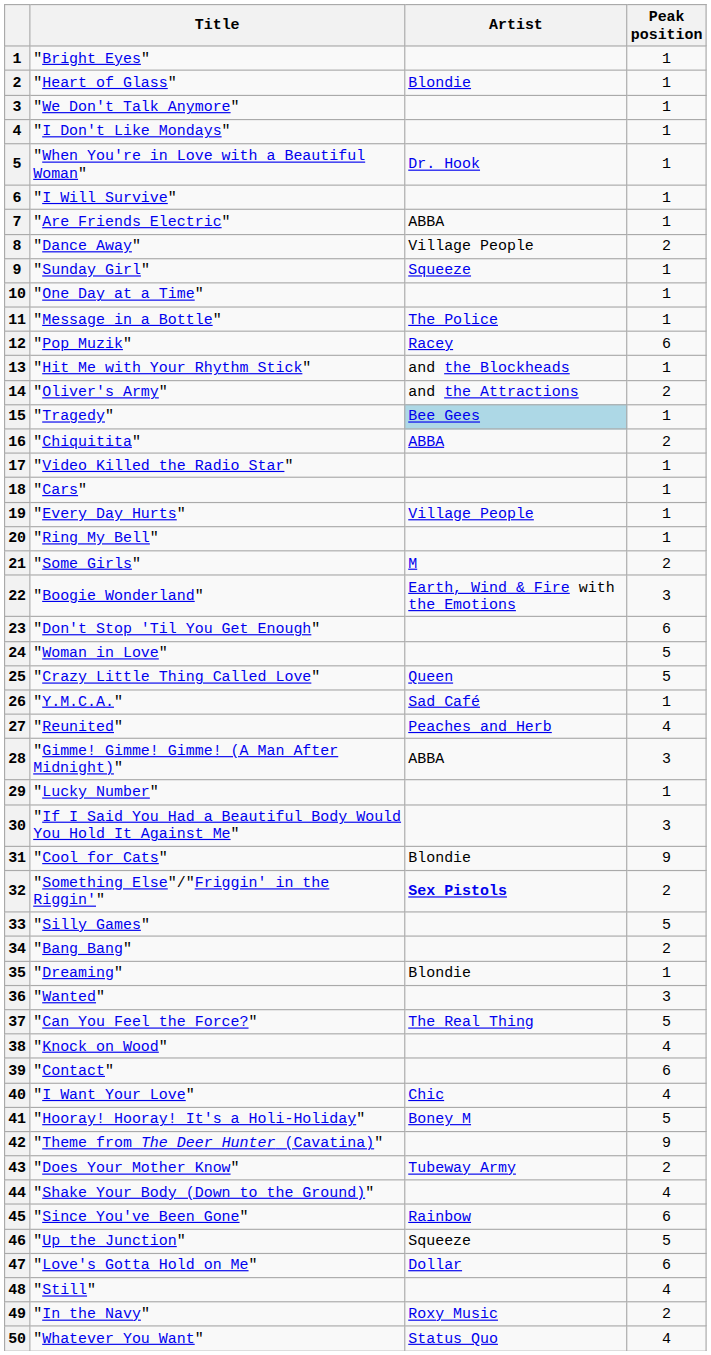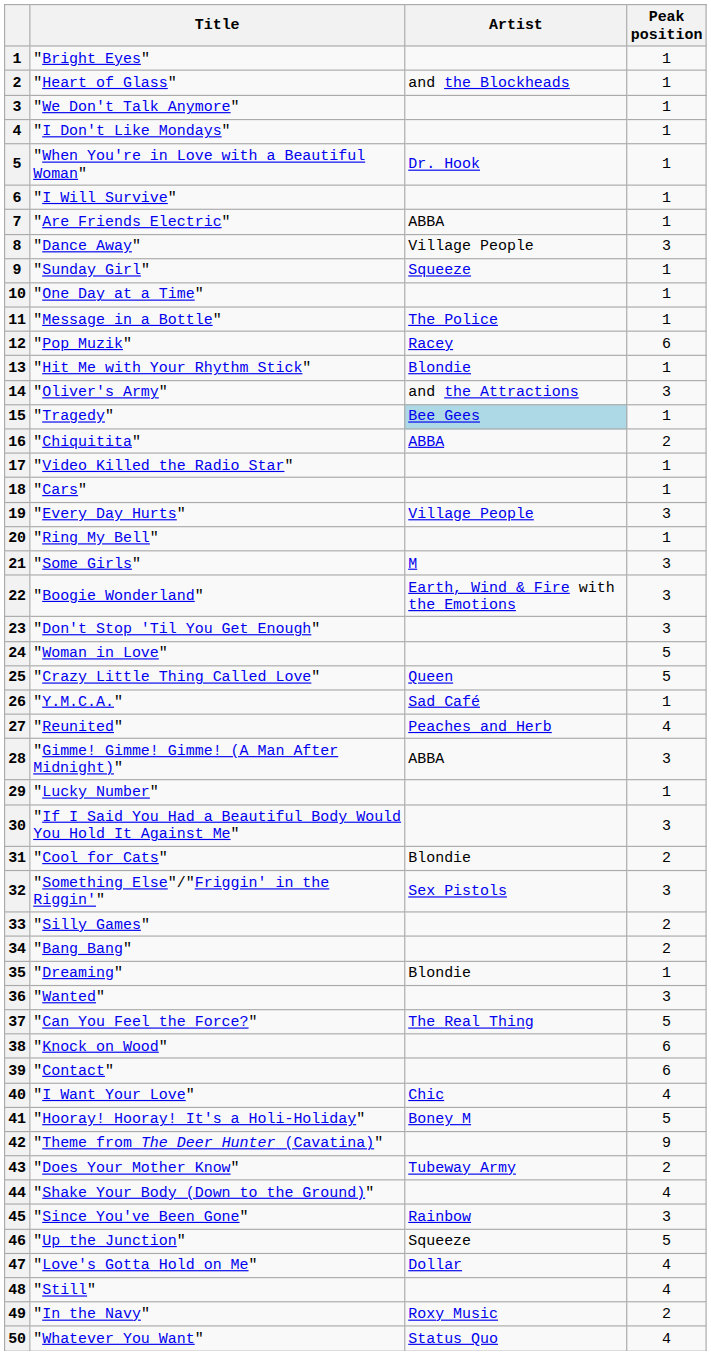(440, 83) Blondie -> (489, 83) and the Blockheads
(667, 246) 2 -> (667, 246) 3
(489, 368) and the Blockheads -> (440, 368) Blondie
(667, 392) 2 -> (667, 392) 3
(667, 514) 1 -> (667, 514) 3
(667, 563) 2 -> (667, 563) 3
(667, 629) 6 -> (667, 629) 3
(667, 858) 9 -> (667, 858) 2
(458, 891) bold -> (458, 891) normal
(667, 891) 2 -> (667, 891) 3
(667, 924) 5 -> (667, 924) 2
(667, 1046) 4 -> (667, 1046) 6
(667, 1217) 6 -> (667, 1217) 3
(667, 1265) 6 -> (667, 1265) 4
